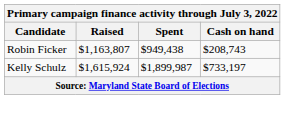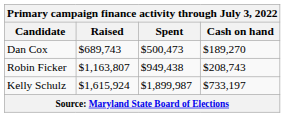+ row: (27, 49)
